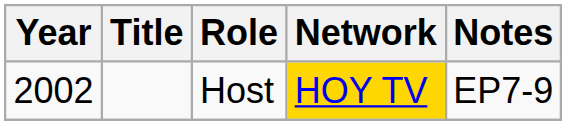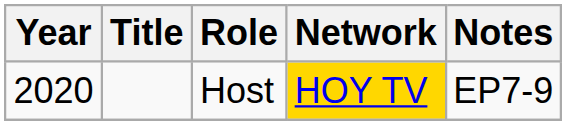(53, 90) 2002 -> (53, 90) 2020
